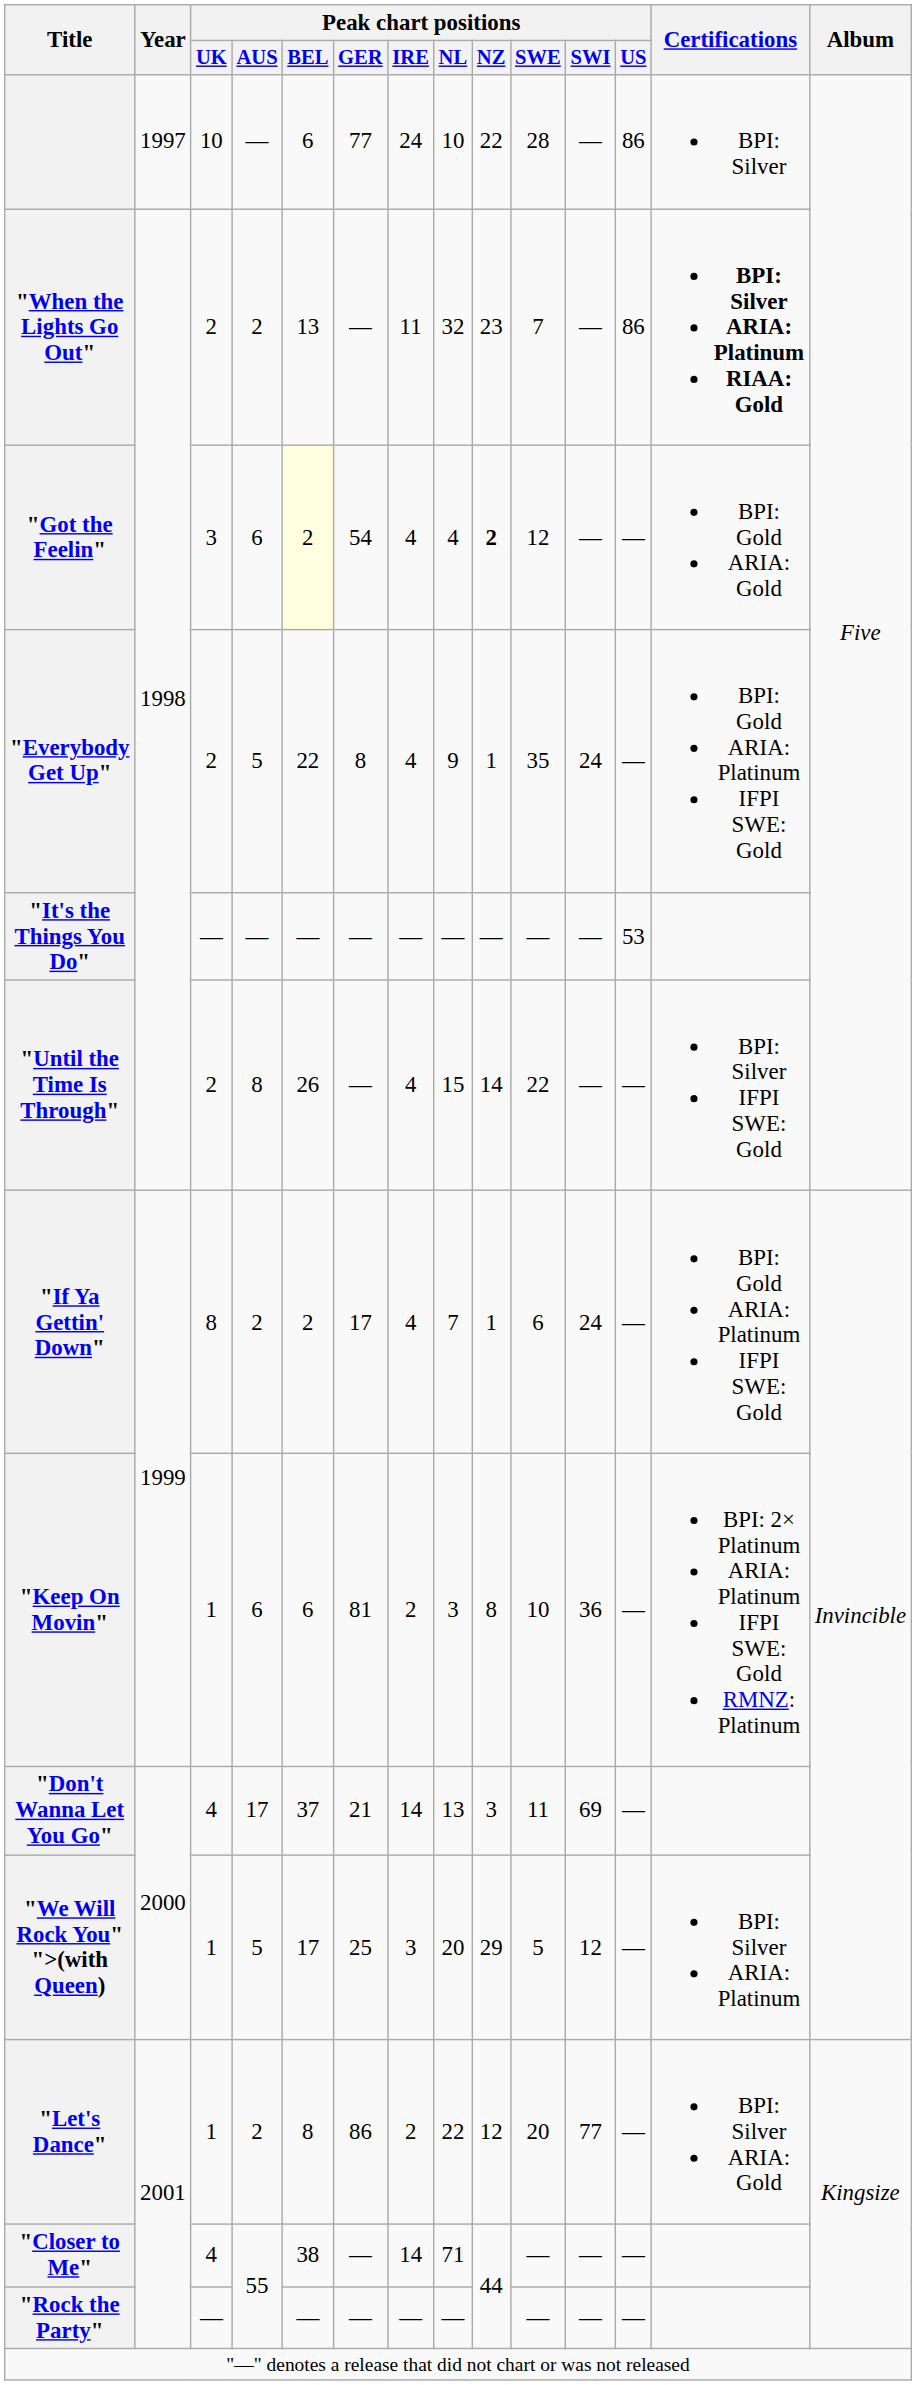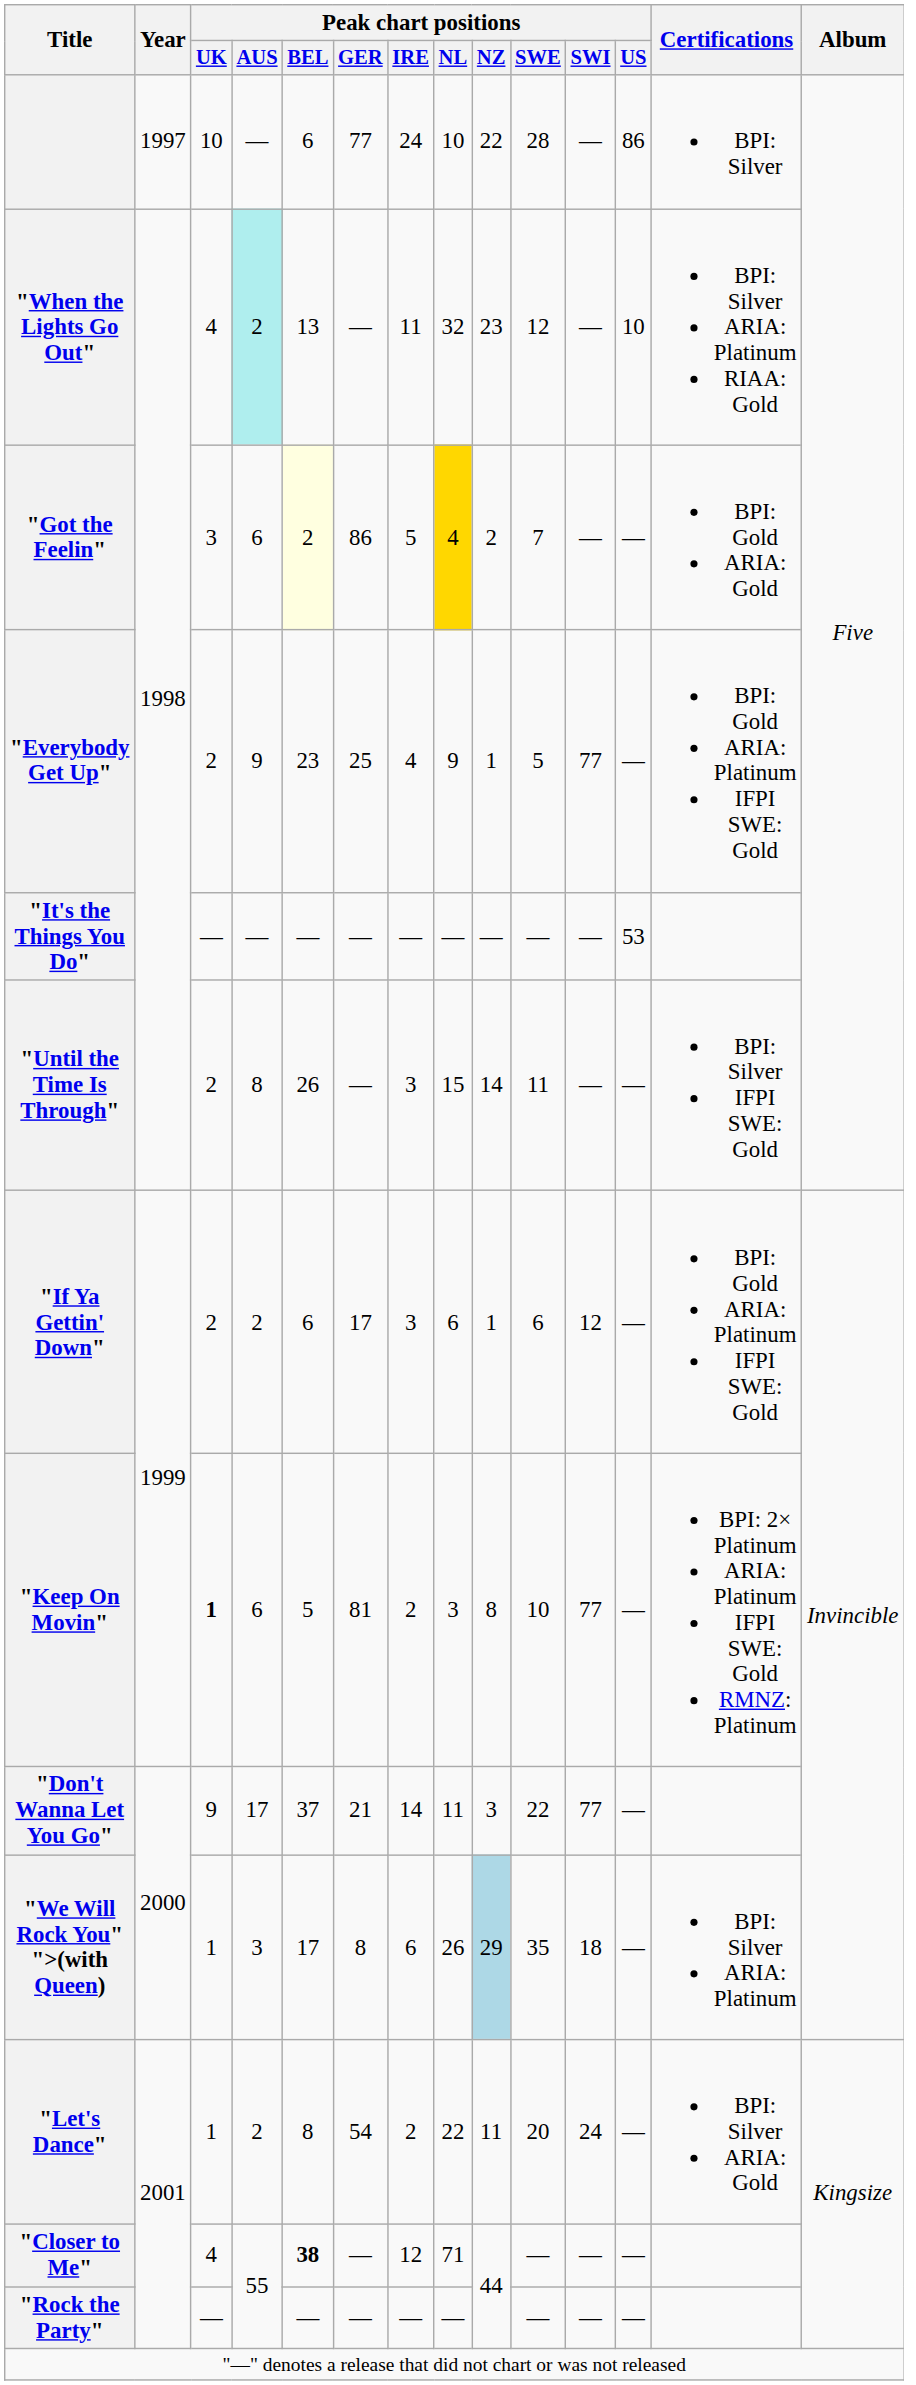(211, 326) 2 -> (211, 326) 4
(257, 326) no background -> (257, 326) paleturquoise background
(538, 326) 7 -> (538, 326) 12
(633, 326) 86 -> (633, 326) 10
(730, 340) bold -> (727, 340) normal
(360, 537) 54 -> (360, 537) 86
(411, 537) 4 -> (411, 537) 5
(453, 537) no background -> (453, 537) gold background
(491, 537) bold -> (491, 537) normal
(538, 537) 12 -> (538, 537) 7
(257, 760) 5 -> (257, 760) 9
(308, 760) 22 -> (308, 760) 23
(360, 760) 8 -> (360, 760) 25
(538, 760) 35 -> (538, 760) 5
(591, 760) 24 -> (591, 760) 77
(411, 1085) 4 -> (411, 1085) 3
(538, 1085) 22 -> (538, 1085) 11
(211, 1321) 8 -> (211, 1321) 2
(308, 1321) 2 -> (308, 1321) 6
(411, 1321) 4 -> (411, 1321) 3
(453, 1321) 7 -> (453, 1321) 6
(591, 1321) 24 -> (591, 1321) 12
(211, 1609) normal -> (211, 1609) bold
(308, 1609) 6 -> (308, 1609) 5
(591, 1609) 36 -> (591, 1609) 77
(211, 1810) 4 -> (211, 1810) 9
(453, 1810) 13 -> (453, 1810) 11
(538, 1810) 11 -> (538, 1810) 22
(591, 1810) 69 -> (591, 1810) 77
(257, 1946) 5 -> (257, 1946) 3
(360, 1946) 25 -> (360, 1946) 8
(411, 1946) 3 -> (411, 1946) 6
(453, 1946) 20 -> (453, 1946) 26
(491, 1946) no background -> (491, 1946) lightblue background
(538, 1946) 5 -> (538, 1946) 35
(591, 1946) 12 -> (591, 1946) 18
(360, 2131) 86 -> (360, 2131) 54
(491, 2131) 12 -> (491, 2131) 11
(591, 2131) 77 -> (591, 2131) 24
(308, 2255) normal -> (308, 2255) bold
(411, 2255) 14 -> (411, 2255) 12
